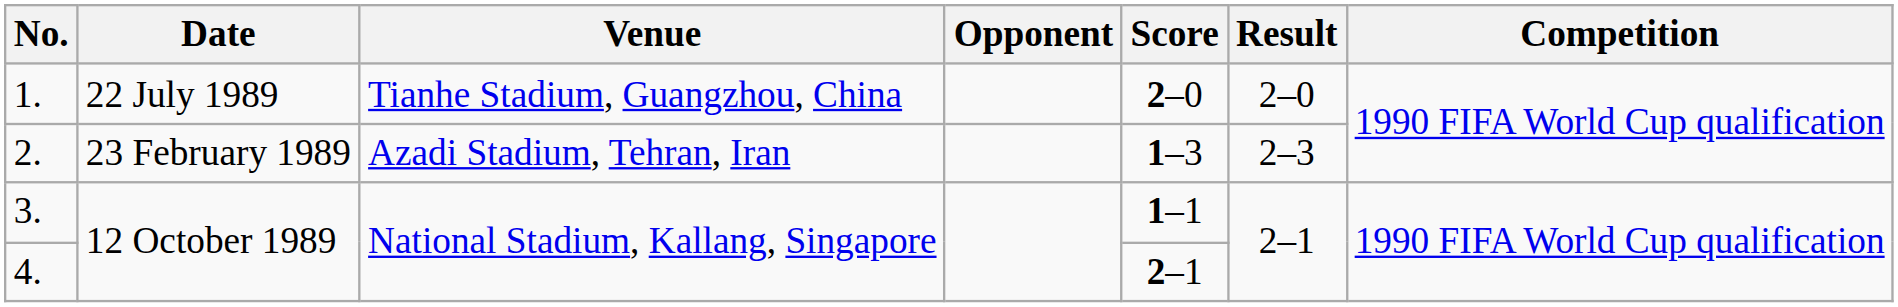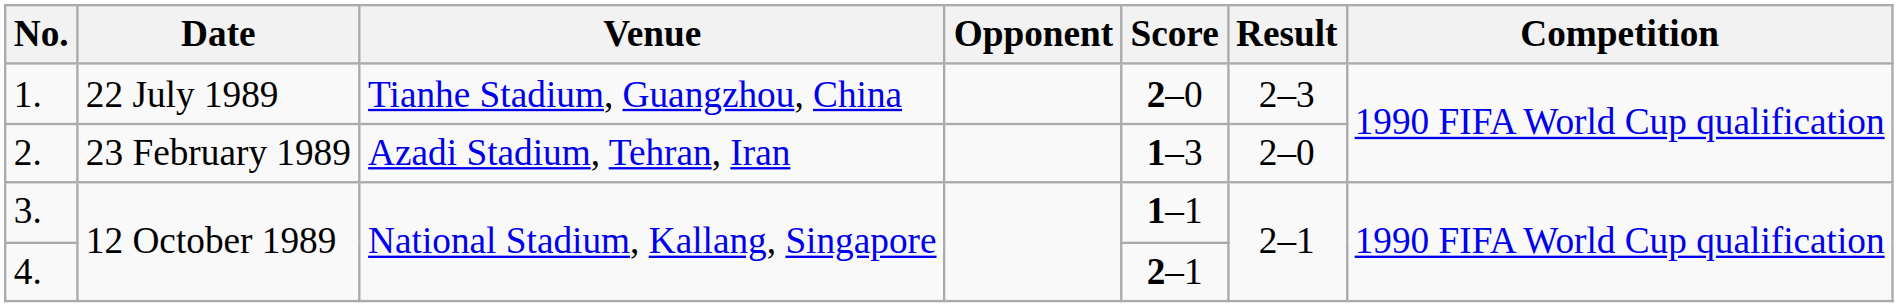(1287, 93) 2–0 -> (1287, 93) 2–3
(1287, 152) 2–3 -> (1287, 152) 2–0
